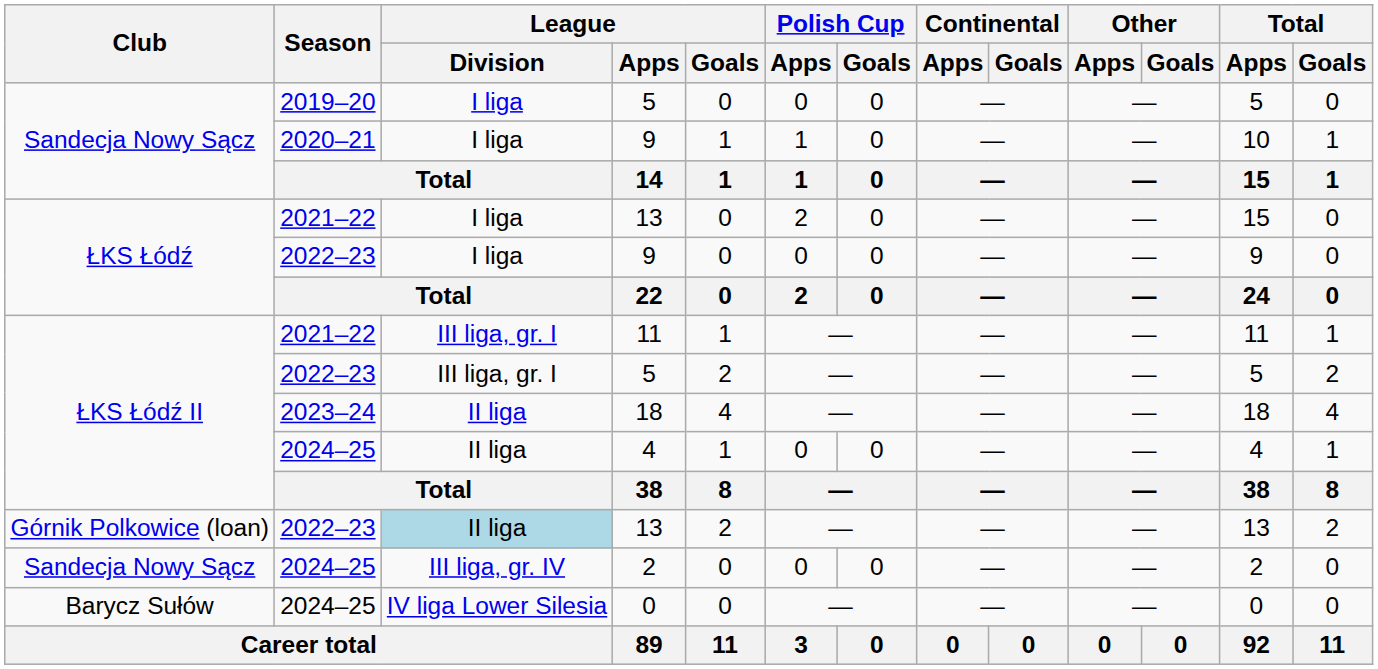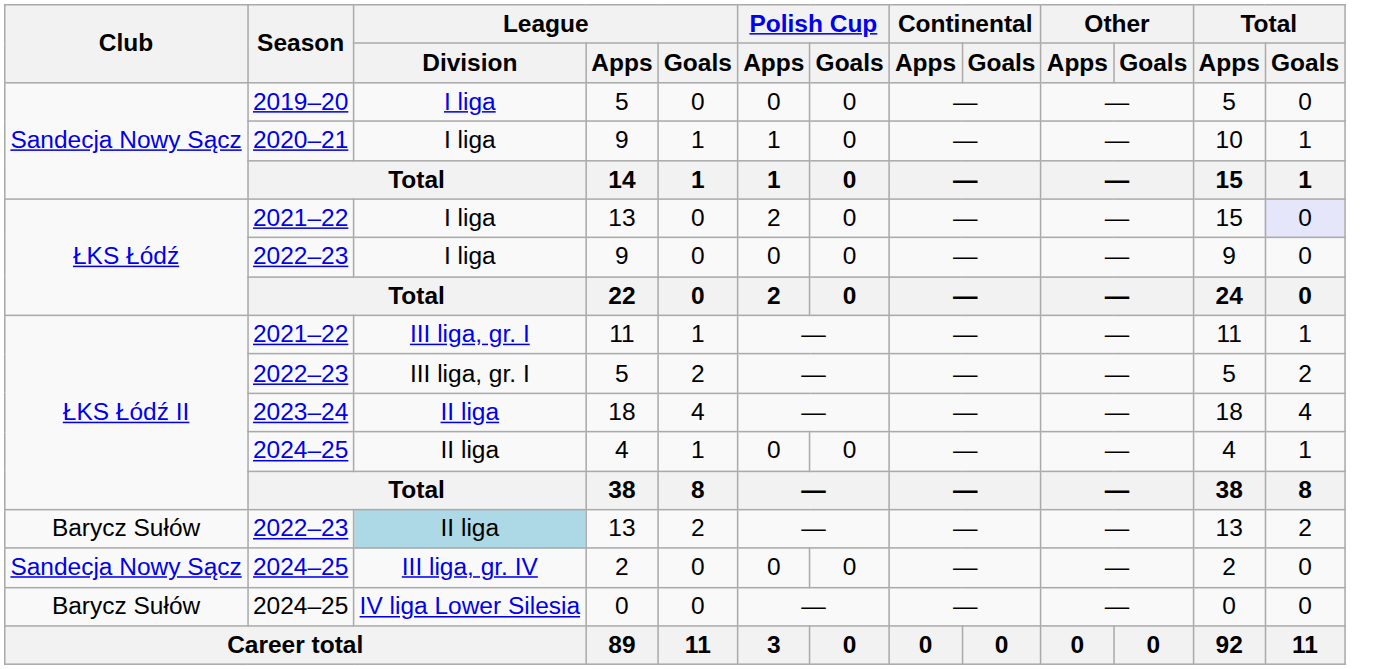(1332, 218) no background -> (1305, 218) lavender background
(140, 528) Górnik Polkowice (loan) -> (126, 528) Barycz Sułów
